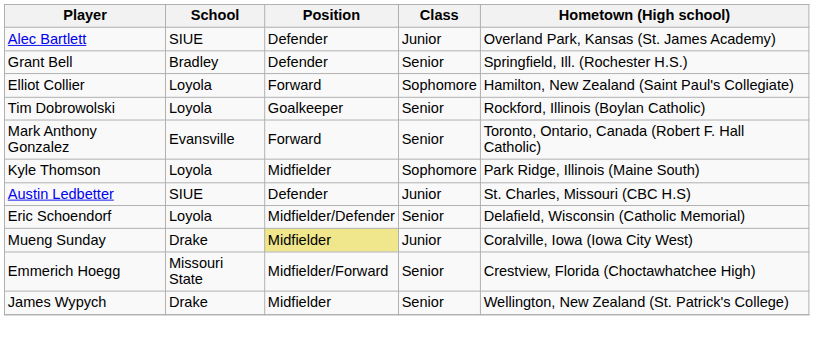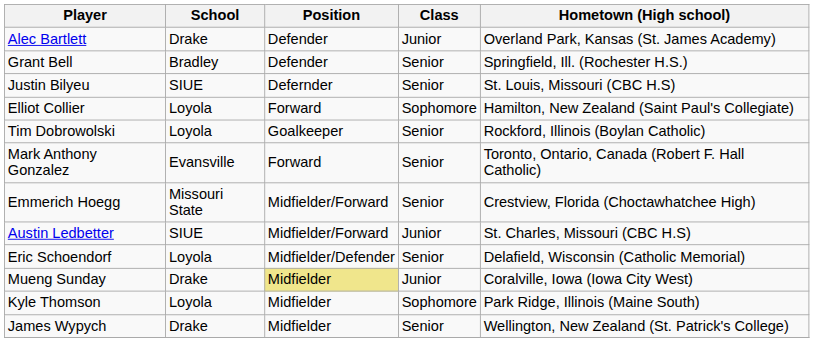(186, 39) SIUE -> (188, 39) Drake
+ row: (49, 85)
rows swapped: (64, 271) <-> (54, 170)
(298, 194) Defender -> (328, 233) Midfielder/Forward
